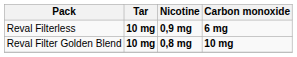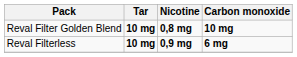rows swapped: (41, 28) <-> (64, 44)
